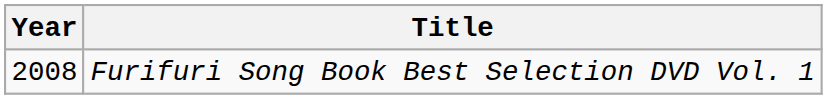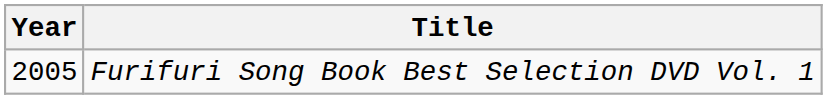(45, 72) 2008 -> (45, 72) 2005
